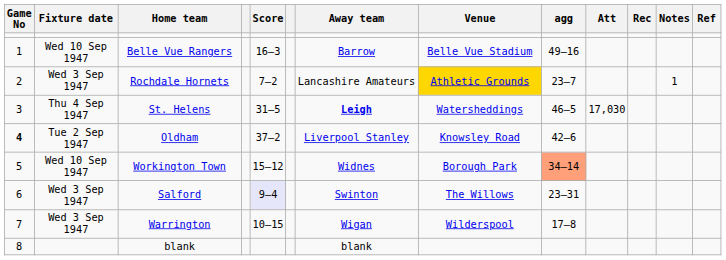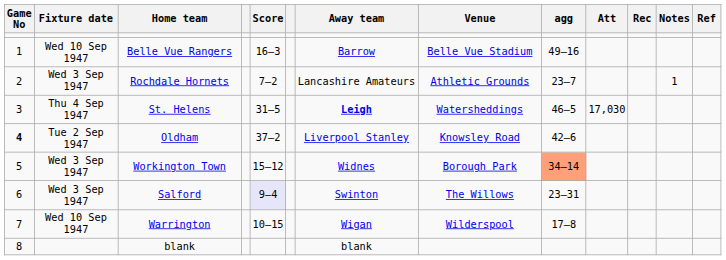(480, 81) gold background -> (480, 81) no background
(76, 167) Wed 10 Sep 1947 -> (76, 167) Wed 3 Sep 1947
(76, 224) Wed 3 Sep 1947 -> (76, 224) Wed 10 Sep 1947
